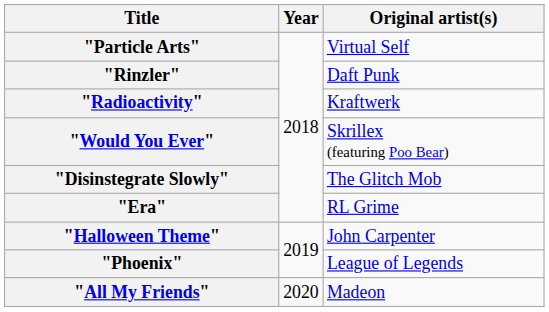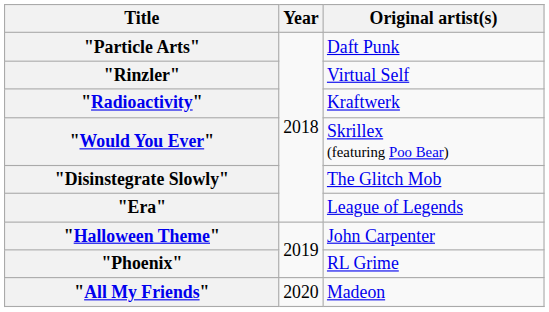(368, 46) Virtual Self -> (363, 46) Daft Punk
(363, 74) Daft Punk -> (368, 74) Virtual Self
(363, 207) RL Grime -> (395, 207) League of Legends
(395, 263) League of Legends -> (363, 263) RL Grime
